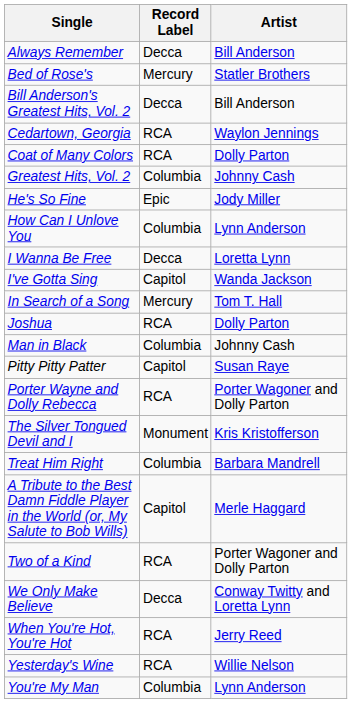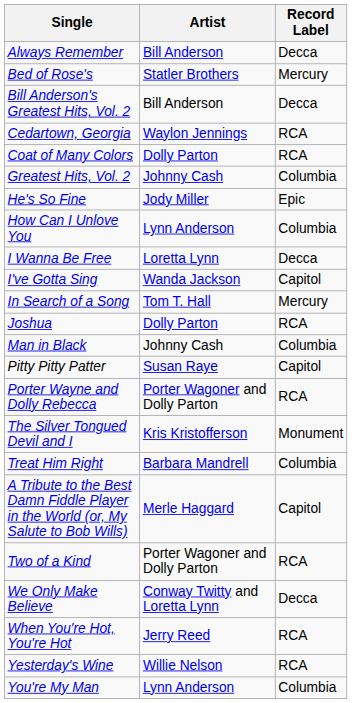columns swapped: (279, 23) <-> (175, 23)
